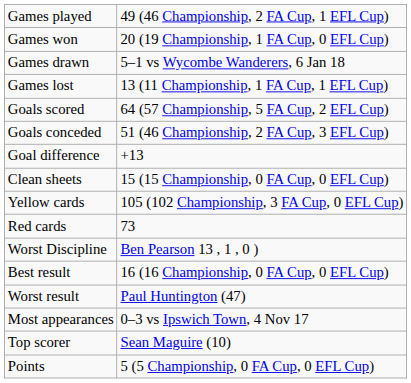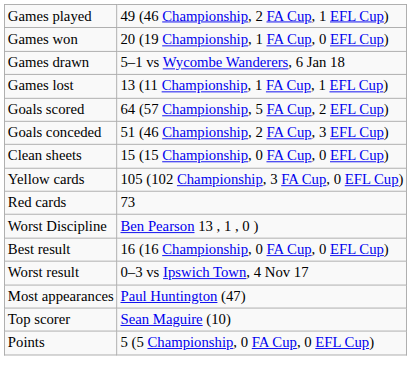- row: (54, 156)
(183, 296) Paul Huntington (47) -> (215, 272) 0–3 vs Ipswich Town, 4 Nov 17
(215, 319) 0–3 vs Ipswich Town, 4 Nov 17 -> (183, 296) Paul Huntington (47)
